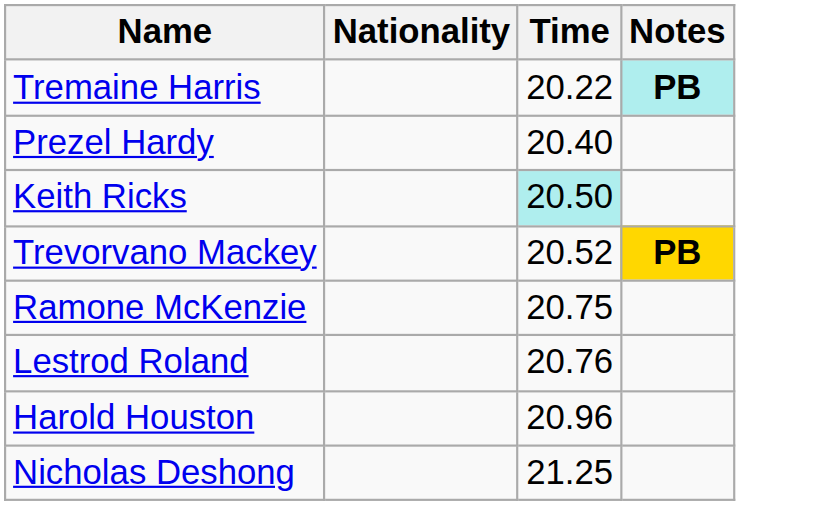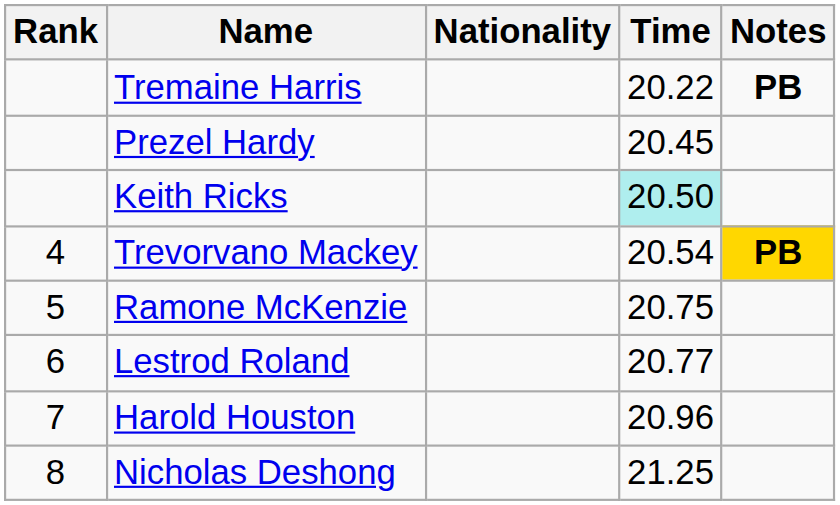+ column: (56, 32)
(677, 87) paleturquoise background -> (778, 87) no background
(570, 142) 20.40 -> (671, 142) 20.45
(570, 252) 20.52 -> (671, 252) 20.54
(570, 362) 20.76 -> (671, 362) 20.77
